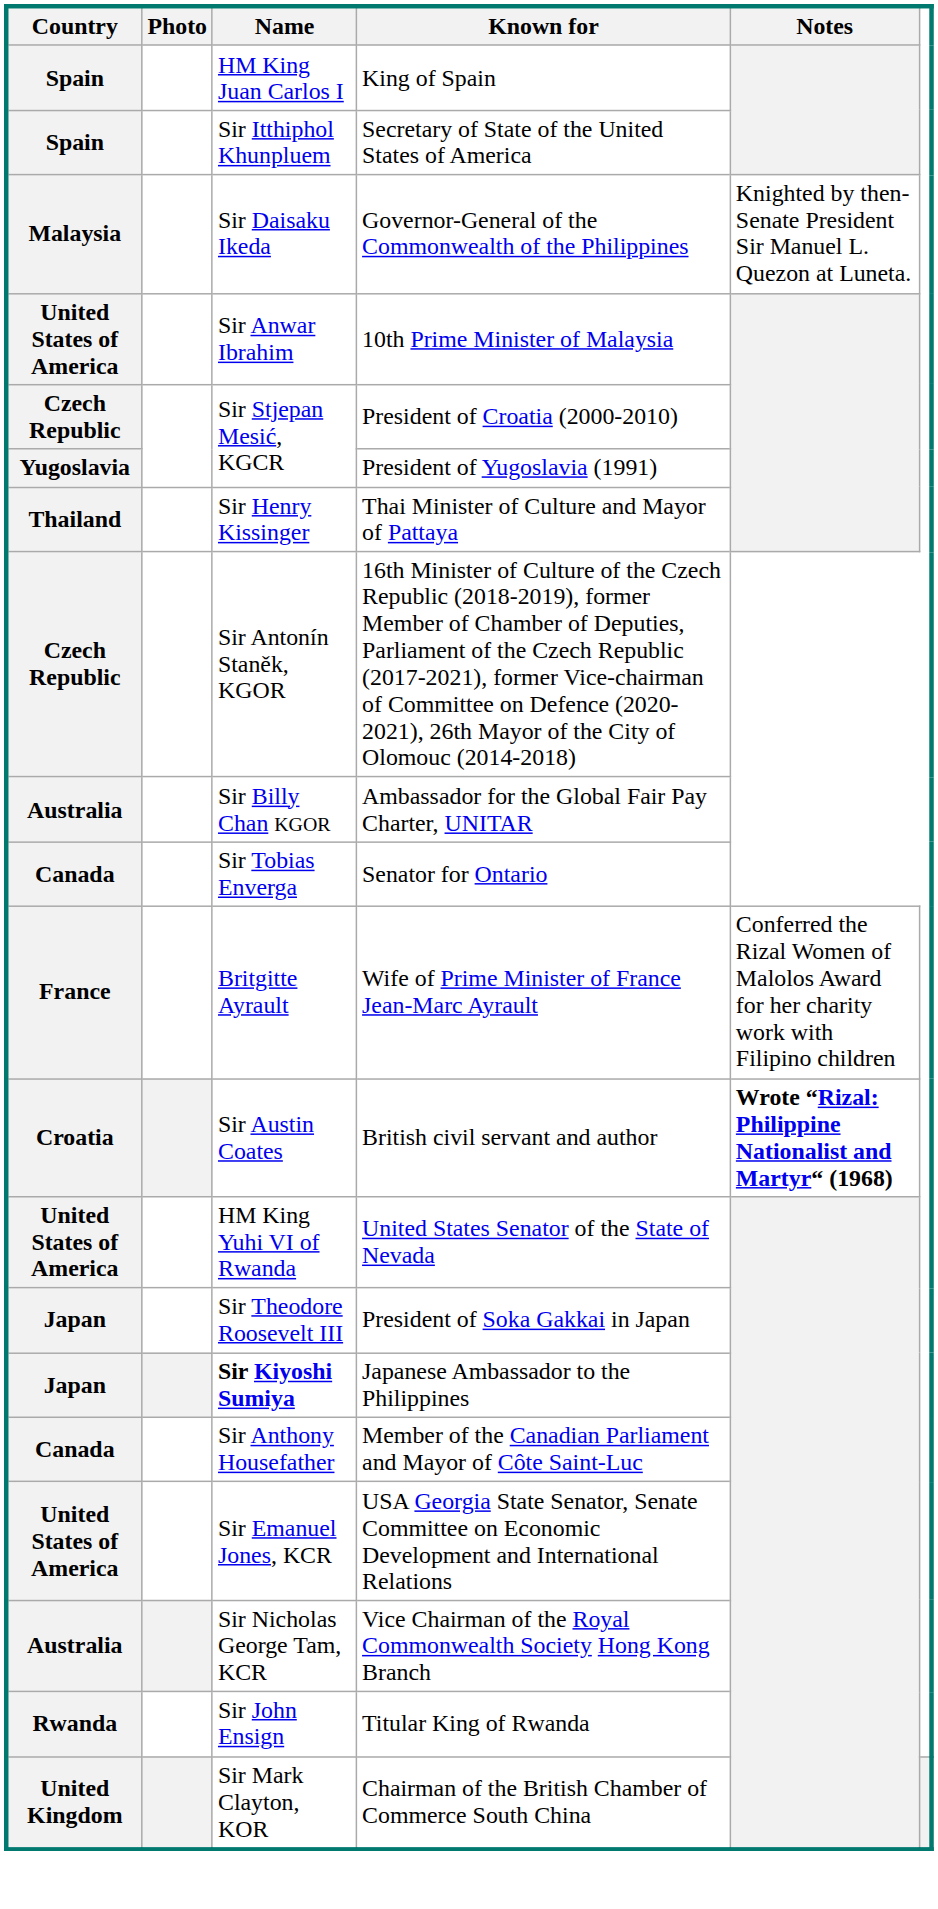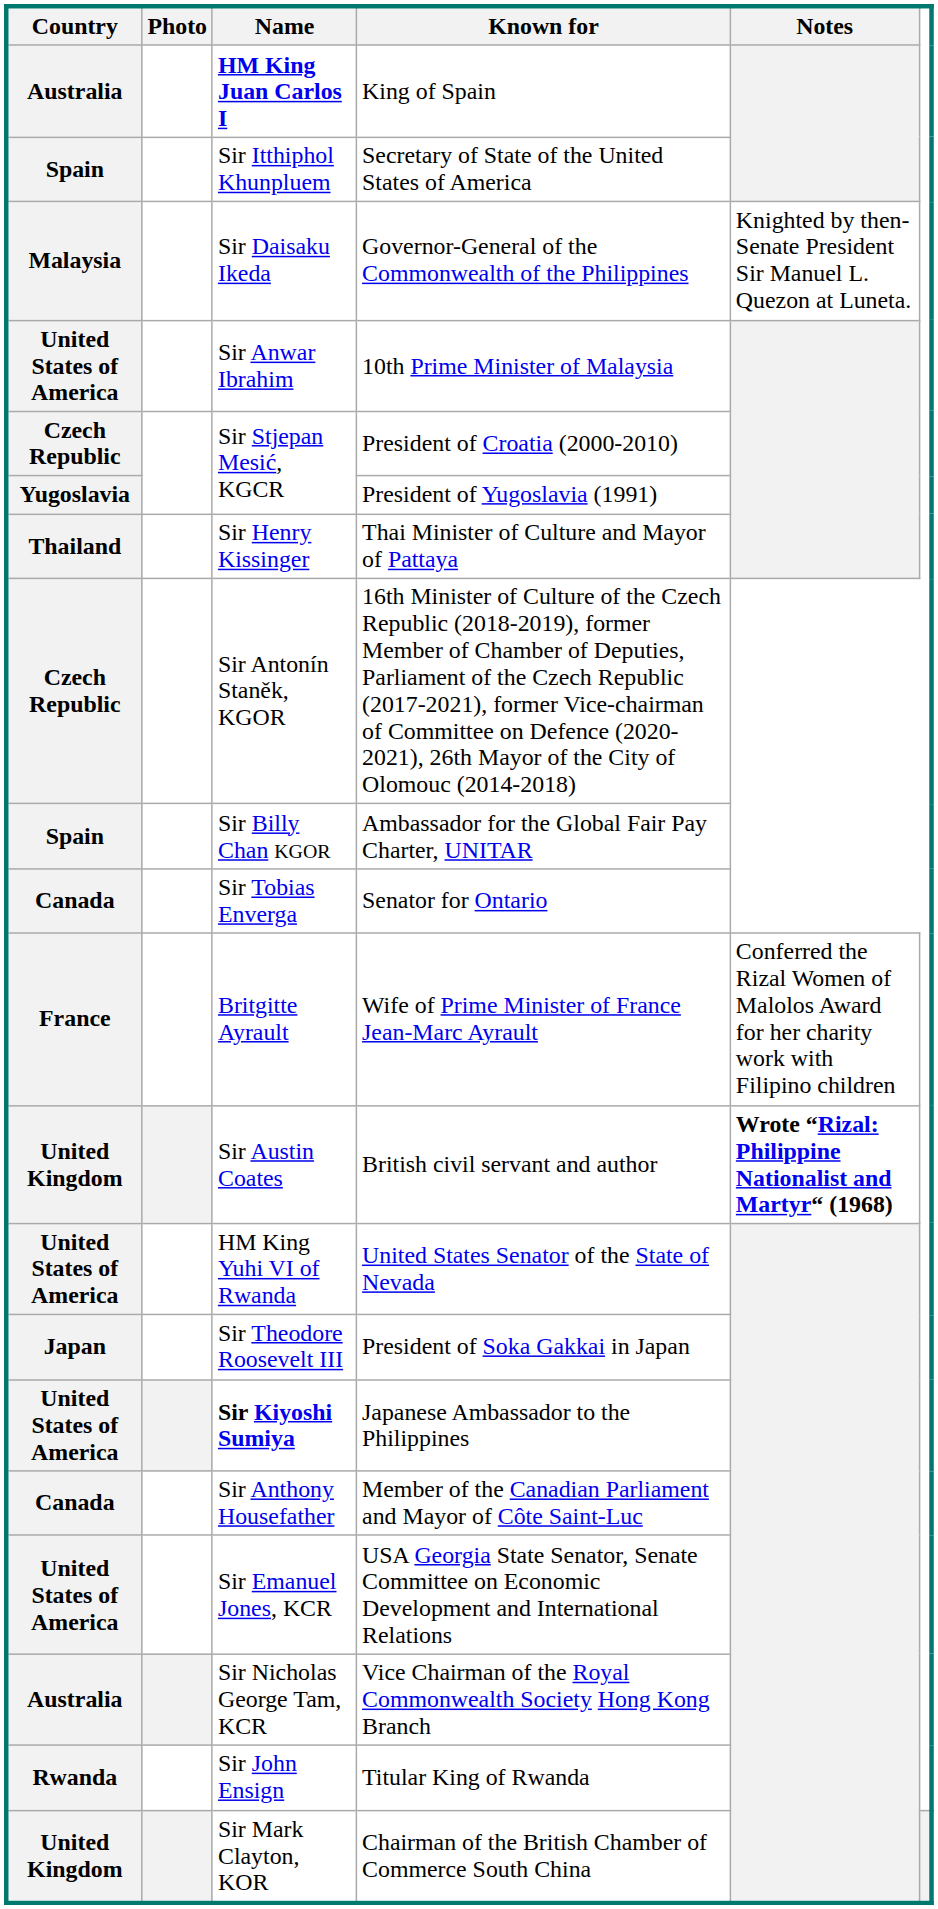(75, 77) Spain -> (75, 91) Australia
(281, 77) normal -> (280, 91) bold
(75, 809) Australia -> (75, 836) Spain
(75, 1137) Croatia -> (75, 1163) United Kingdom
(75, 1384) Japan -> (75, 1424) United States of America
